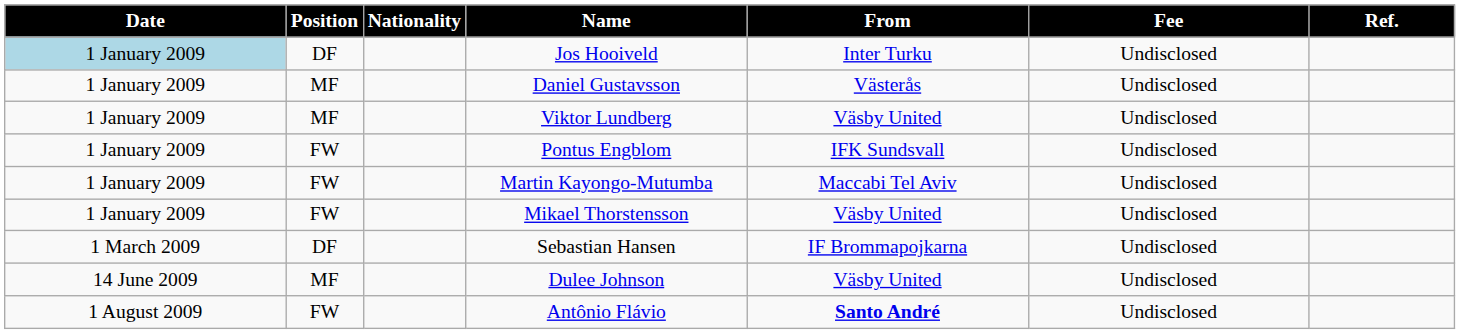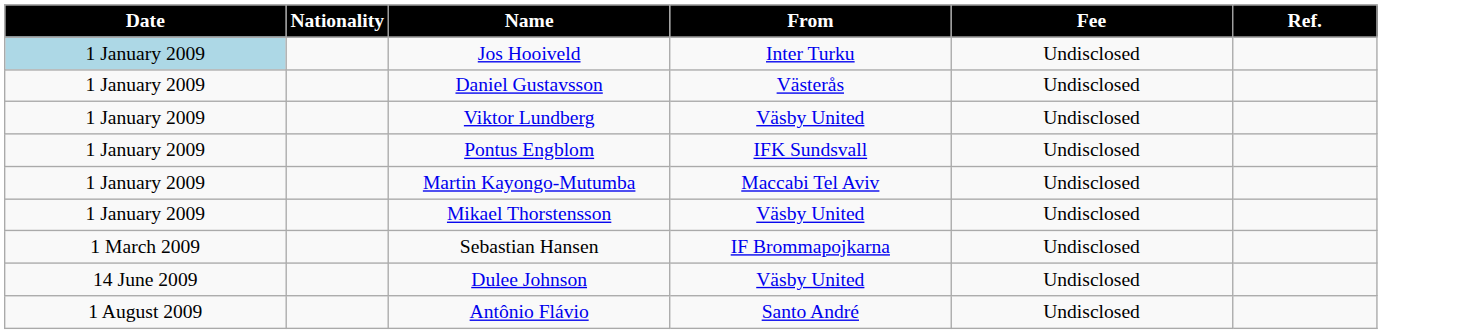- column: (324, 21)
(888, 311) bold -> (810, 311) normal
